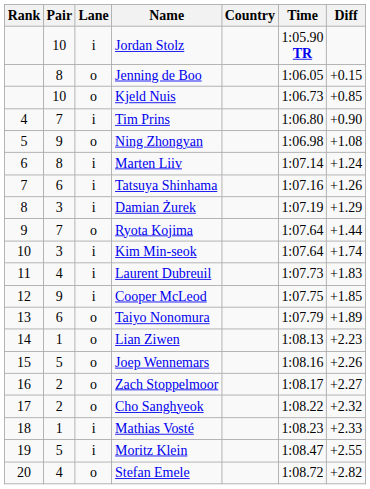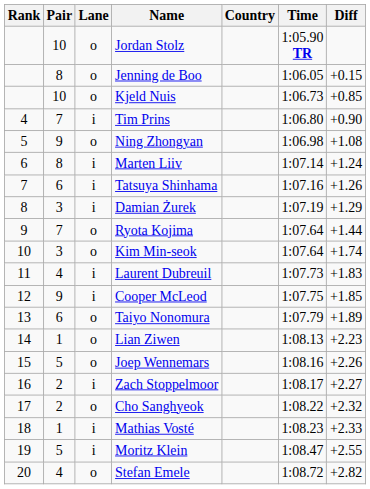(94, 45) i -> (94, 45) o
(94, 251) i -> (94, 251) o
(94, 384) o -> (94, 384) i
